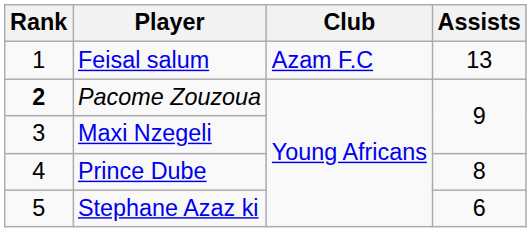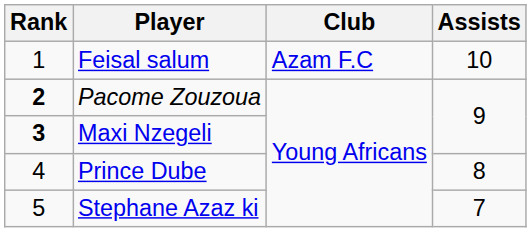(479, 60) 13 -> (479, 60) 10
(39, 134) normal -> (39, 134) bold
(479, 208) 6 -> (479, 208) 7
